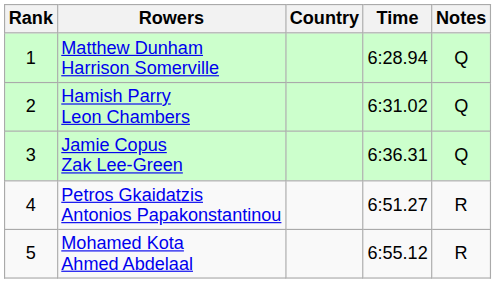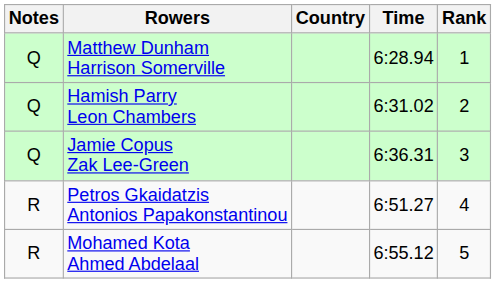columns swapped: (31, 18) <-> (461, 18)
